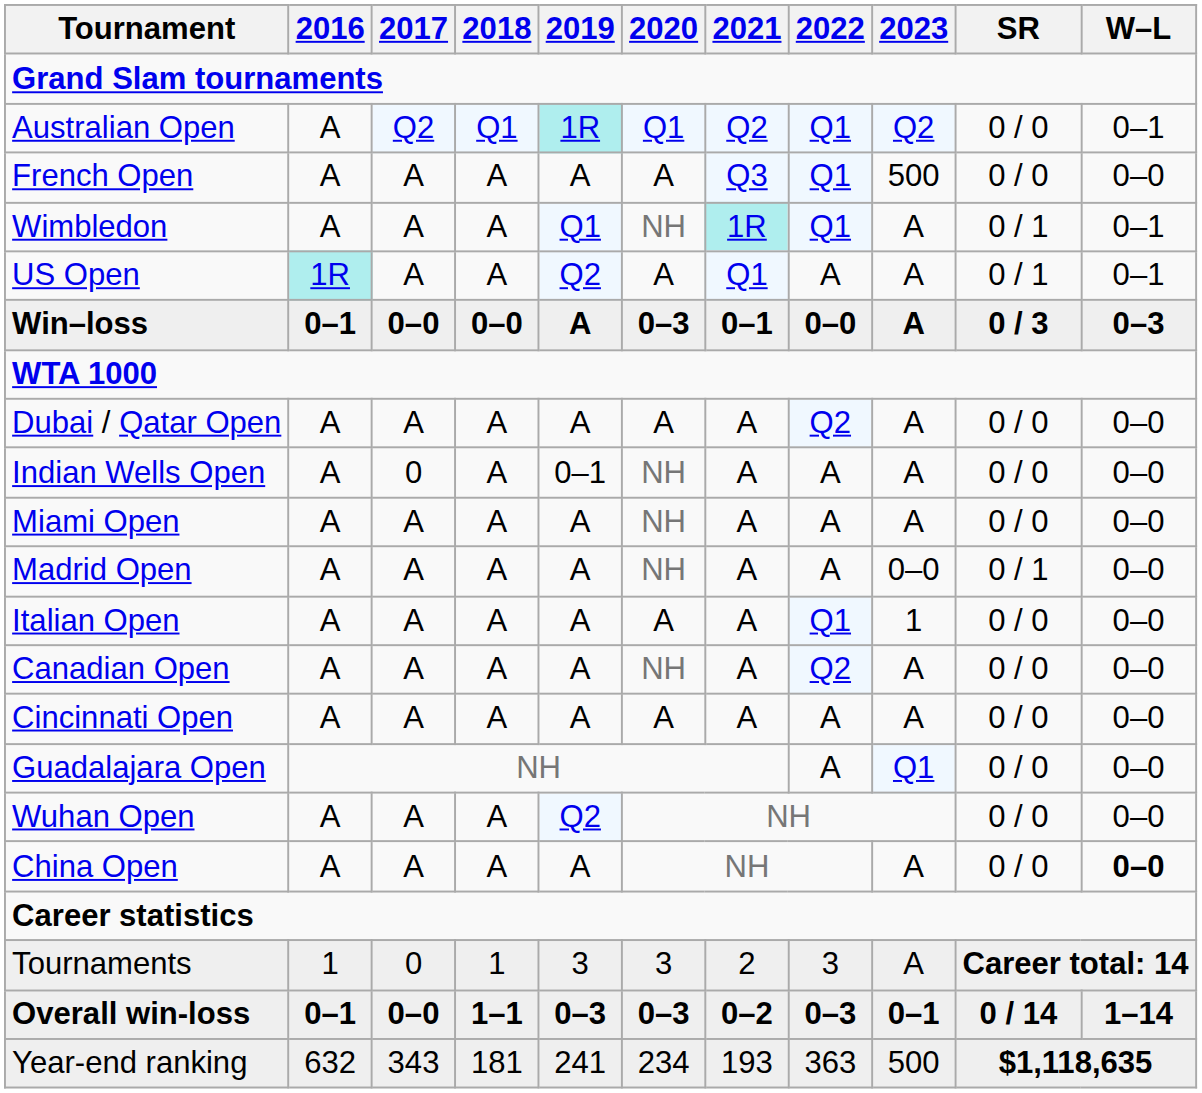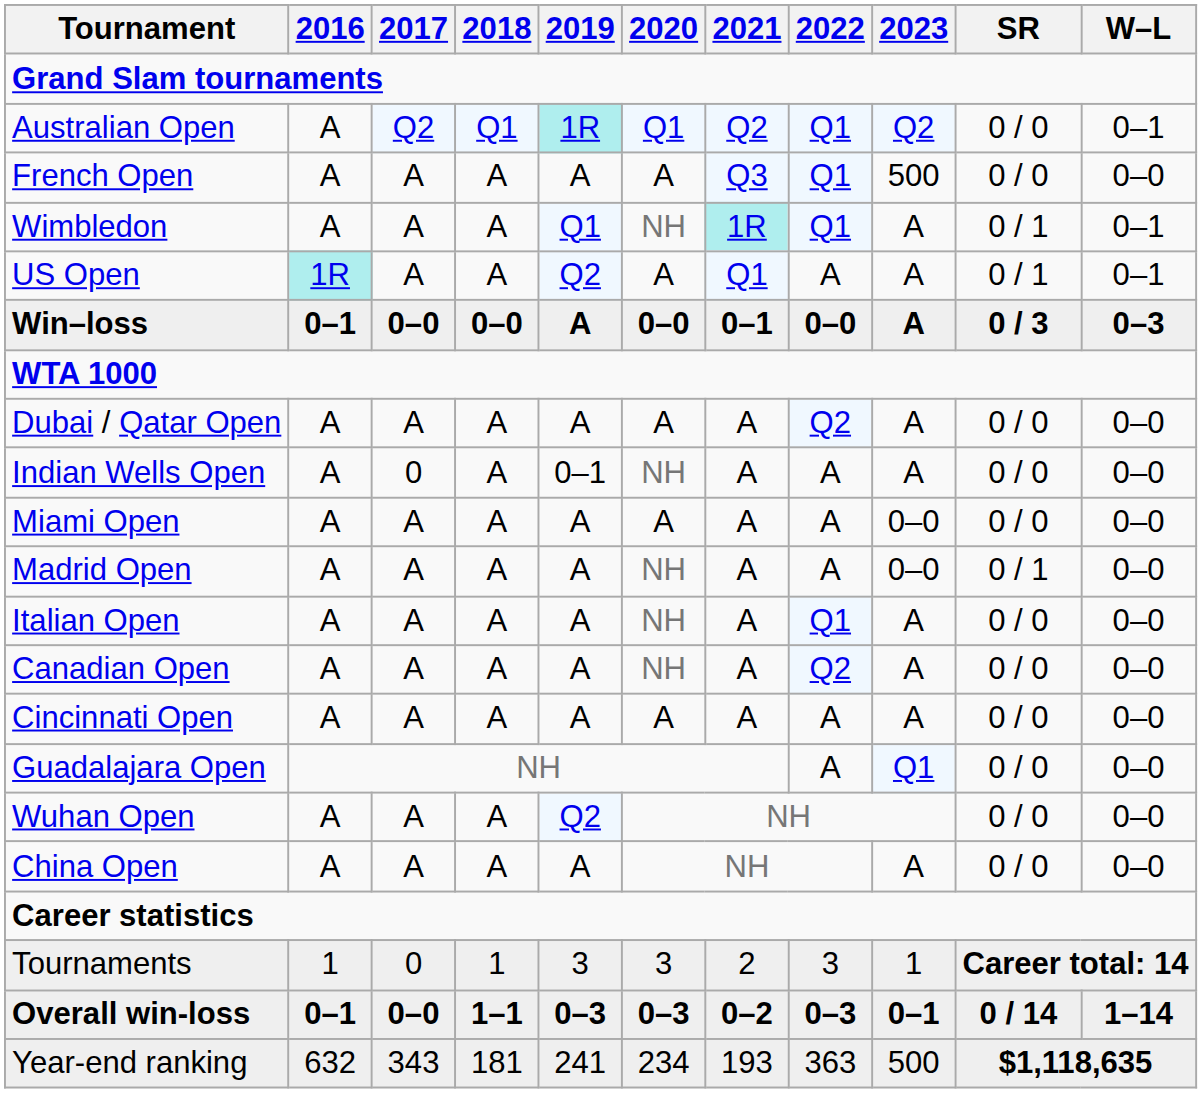(664, 324) 0–3 -> (664, 324) 0–0
(664, 521) NH -> (664, 521) A
(914, 521) A -> (914, 521) 0–0
(664, 619) A -> (664, 619) NH
(914, 619) 1 -> (914, 619) A
(1139, 865) bold -> (1139, 865) normal
(914, 964) A -> (914, 964) 1
